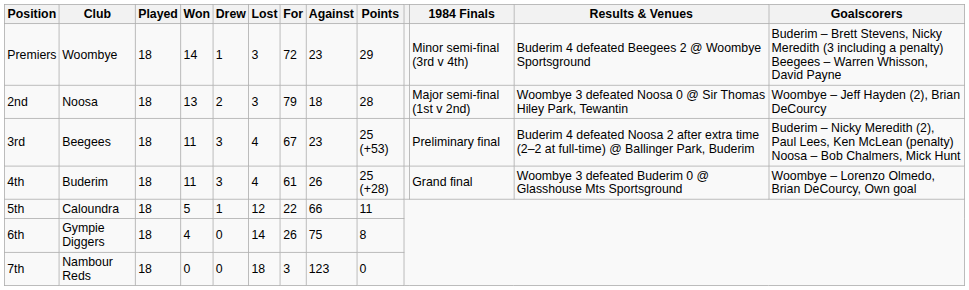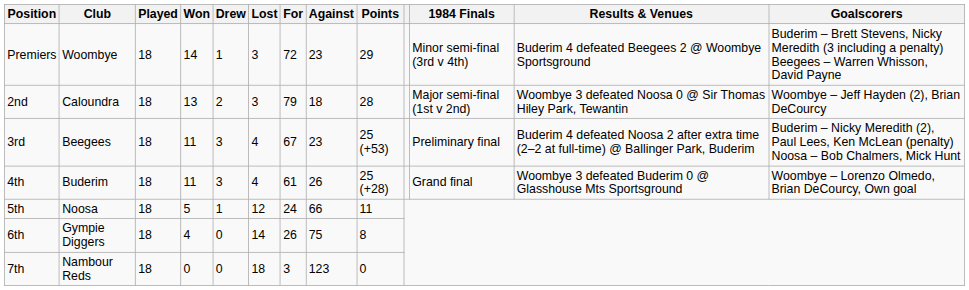(80, 101) Noosa -> (91, 101) Caloundra
(91, 208) Caloundra -> (80, 208) Noosa
(290, 208) 22 -> (290, 208) 24
